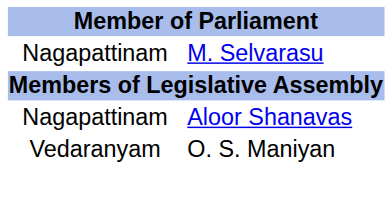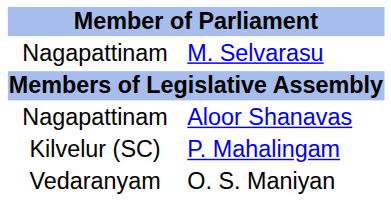+ row: (264, 149)
